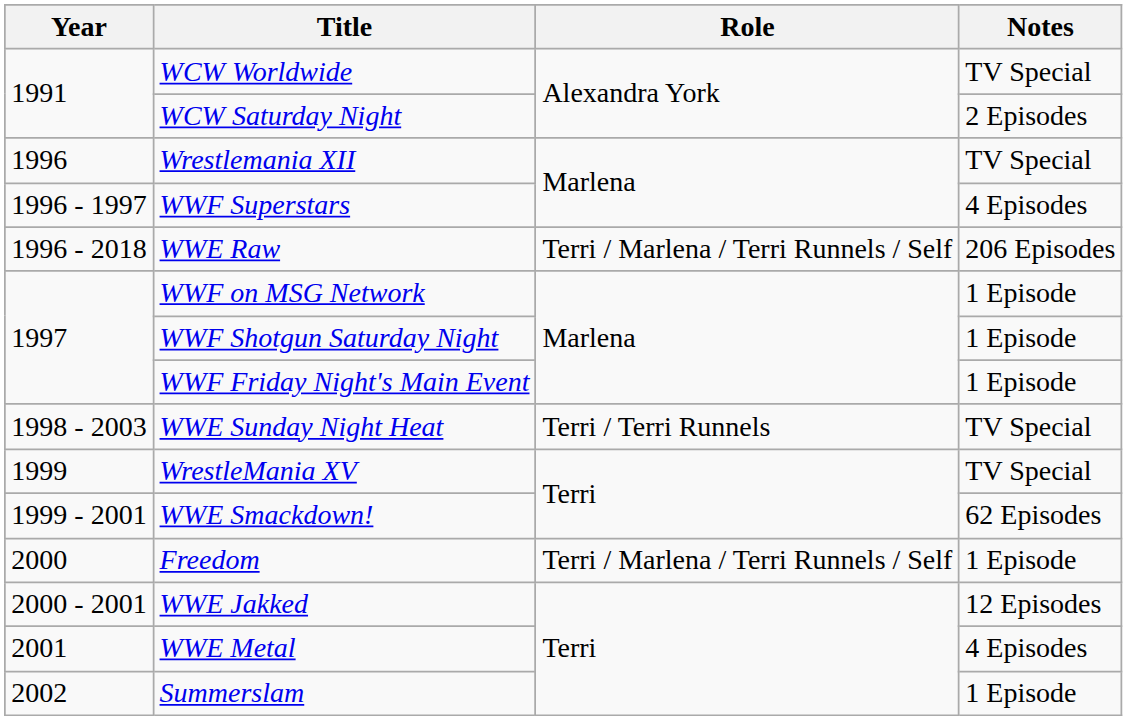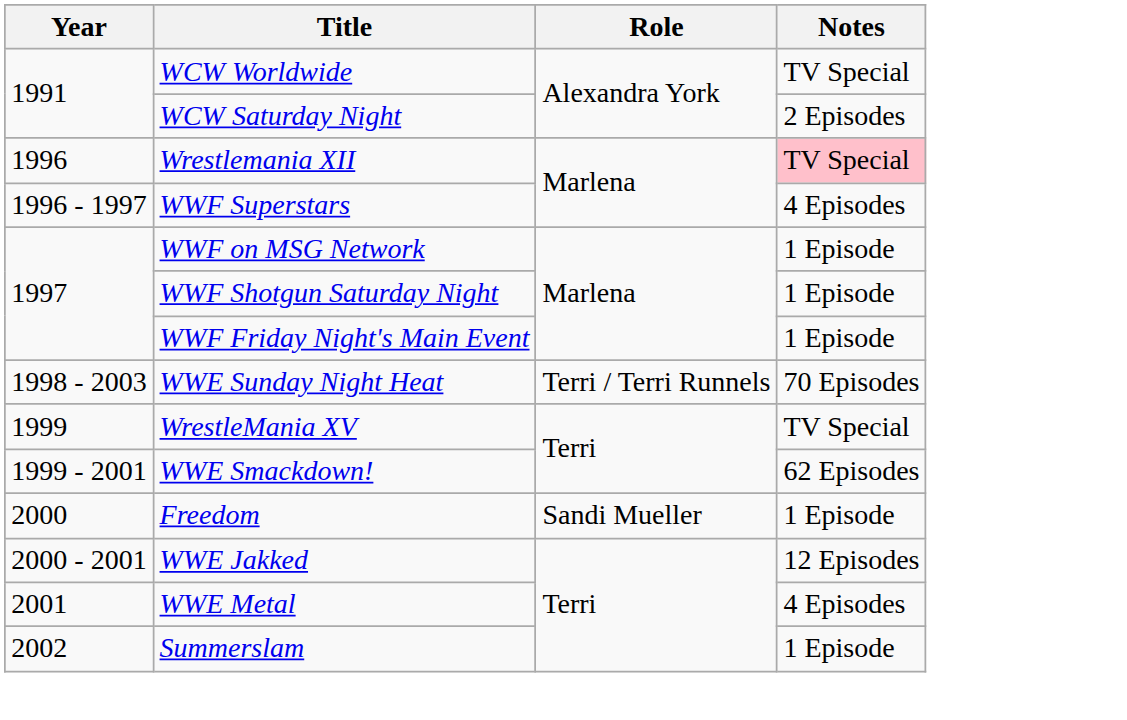(1028, 159) no background -> (847, 159) pink background
- row: (220, 248)
(1028, 426) TV Special -> (851, 381) 70 Episodes
(747, 559) Terri / Marlena / Terri Runnels / Self -> (622, 515) Sandi Mueller
